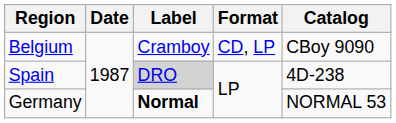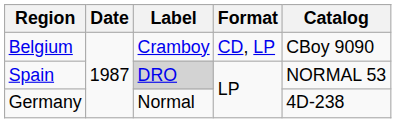(315, 74) 4D-238 -> (336, 74) NORMAL 53
(168, 103) bold -> (166, 103) normal
(336, 103) NORMAL 53 -> (315, 103) 4D-238
